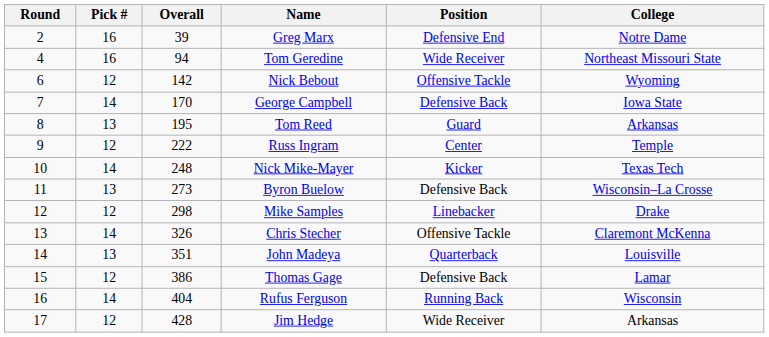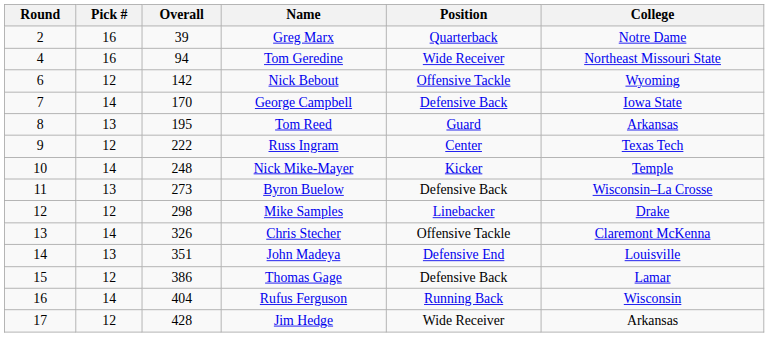(464, 37) Defensive End -> (464, 37) Quarterback
(653, 146) Temple -> (653, 146) Texas Tech
(653, 168) Texas Tech -> (653, 168) Temple
(464, 255) Quarterback -> (464, 255) Defensive End
